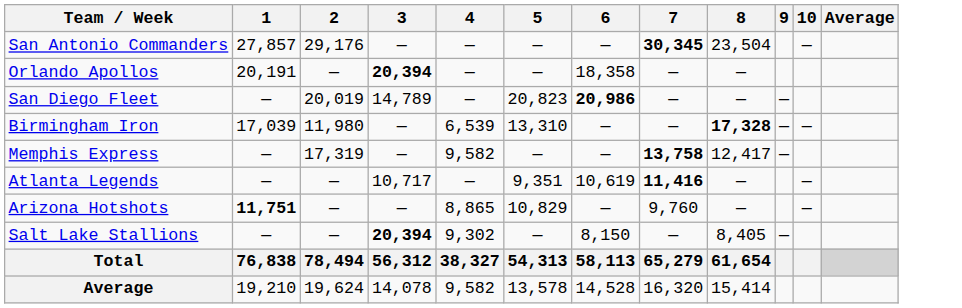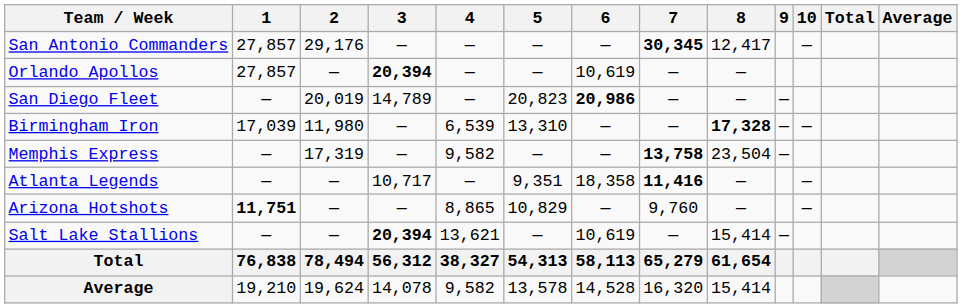+ column: (850, 18)
(741, 45) 23,504 -> (741, 45) 12,417
(266, 72) 20,191 -> (266, 72) 27,857
(605, 72) 18,358 -> (605, 72) 10,619
(741, 154) 12,417 -> (741, 154) 23,504
(605, 181) 10,619 -> (605, 181) 18,358
(470, 235) 9,302 -> (470, 235) 13,621
(605, 235) 8,150 -> (605, 235) 10,619
(741, 235) 8,405 -> (741, 235) 15,414
